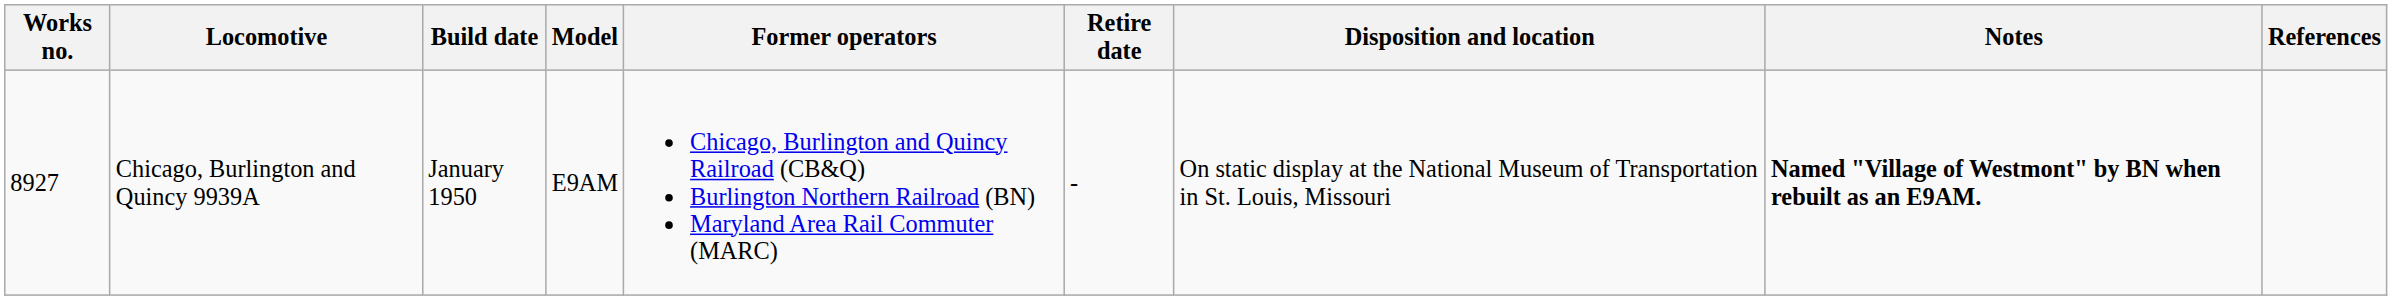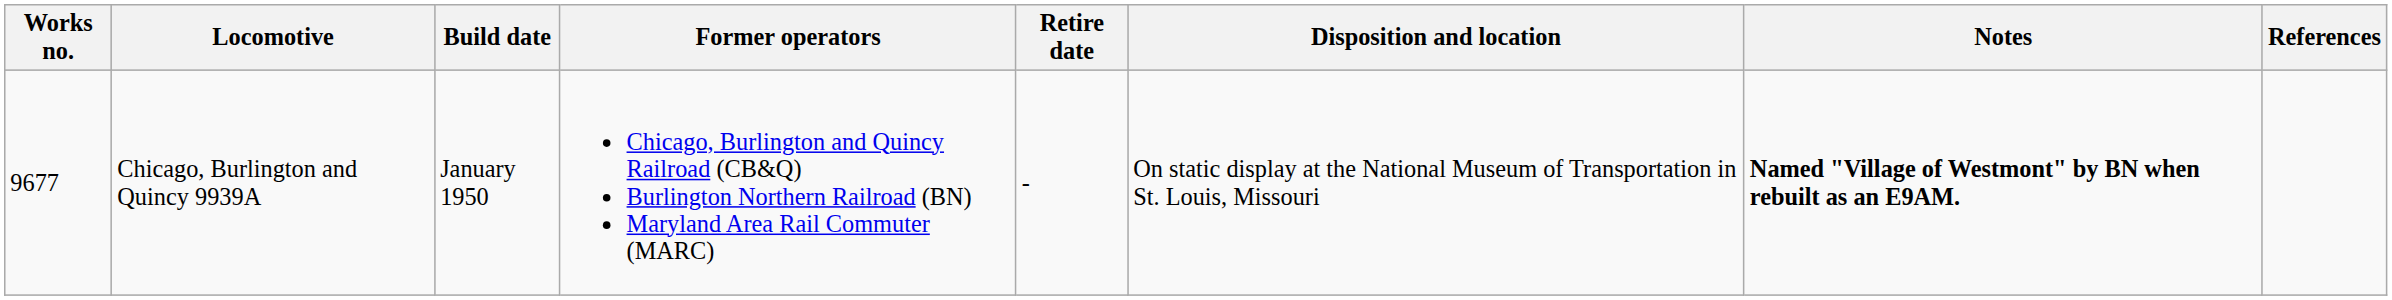- column: (585, 37)
(35, 182) 8927 -> (35, 182) 9677
